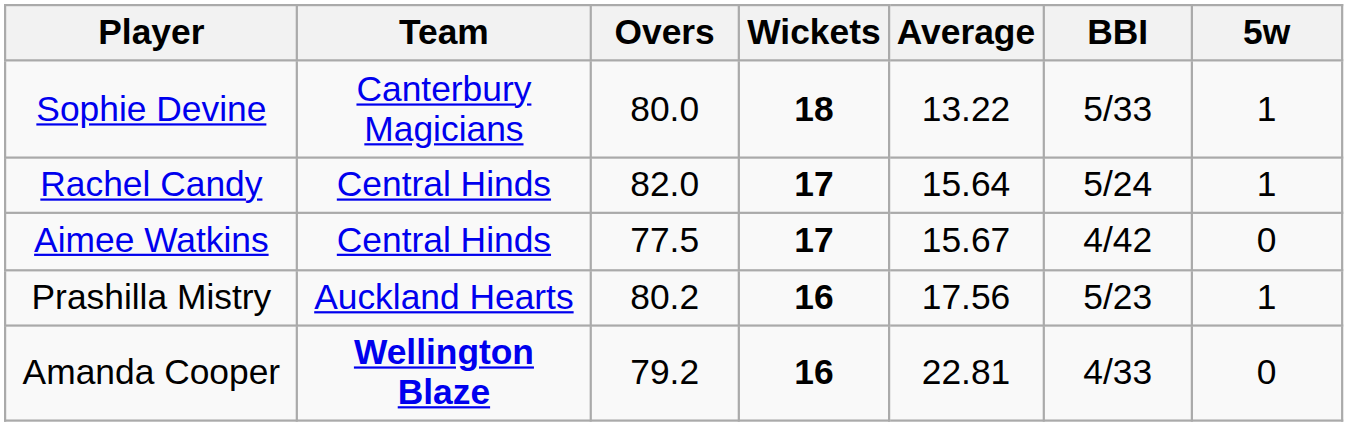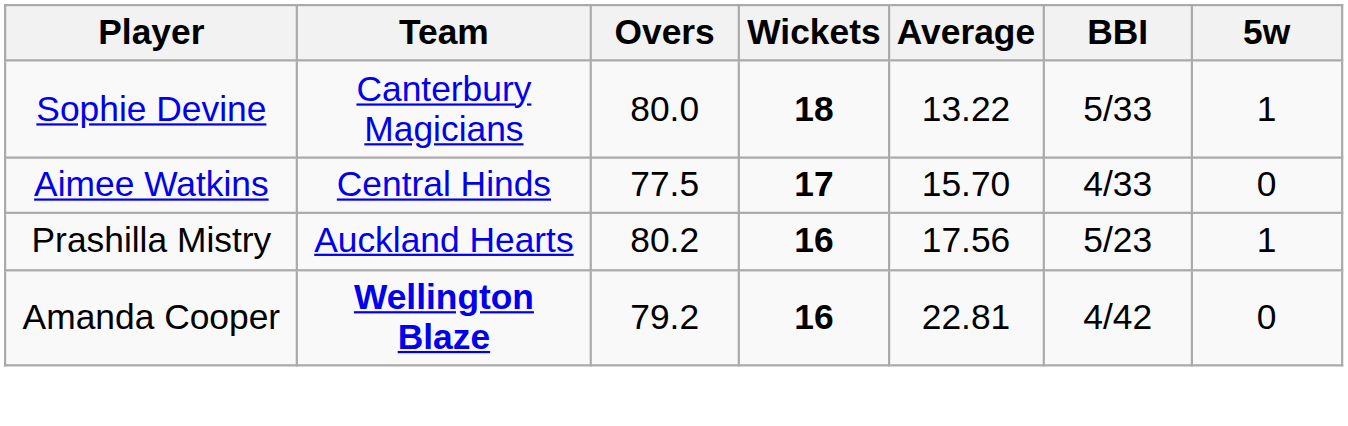- row: (151, 184)
(966, 240) 15.67 -> (966, 184) 15.70
(1118, 240) 4/42 -> (1118, 184) 4/33
(1118, 372) 4/33 -> (1118, 316) 4/42
